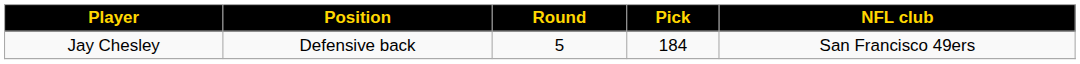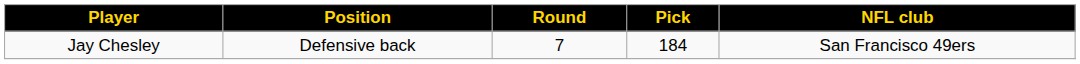(559, 44) 5 -> (559, 44) 7
